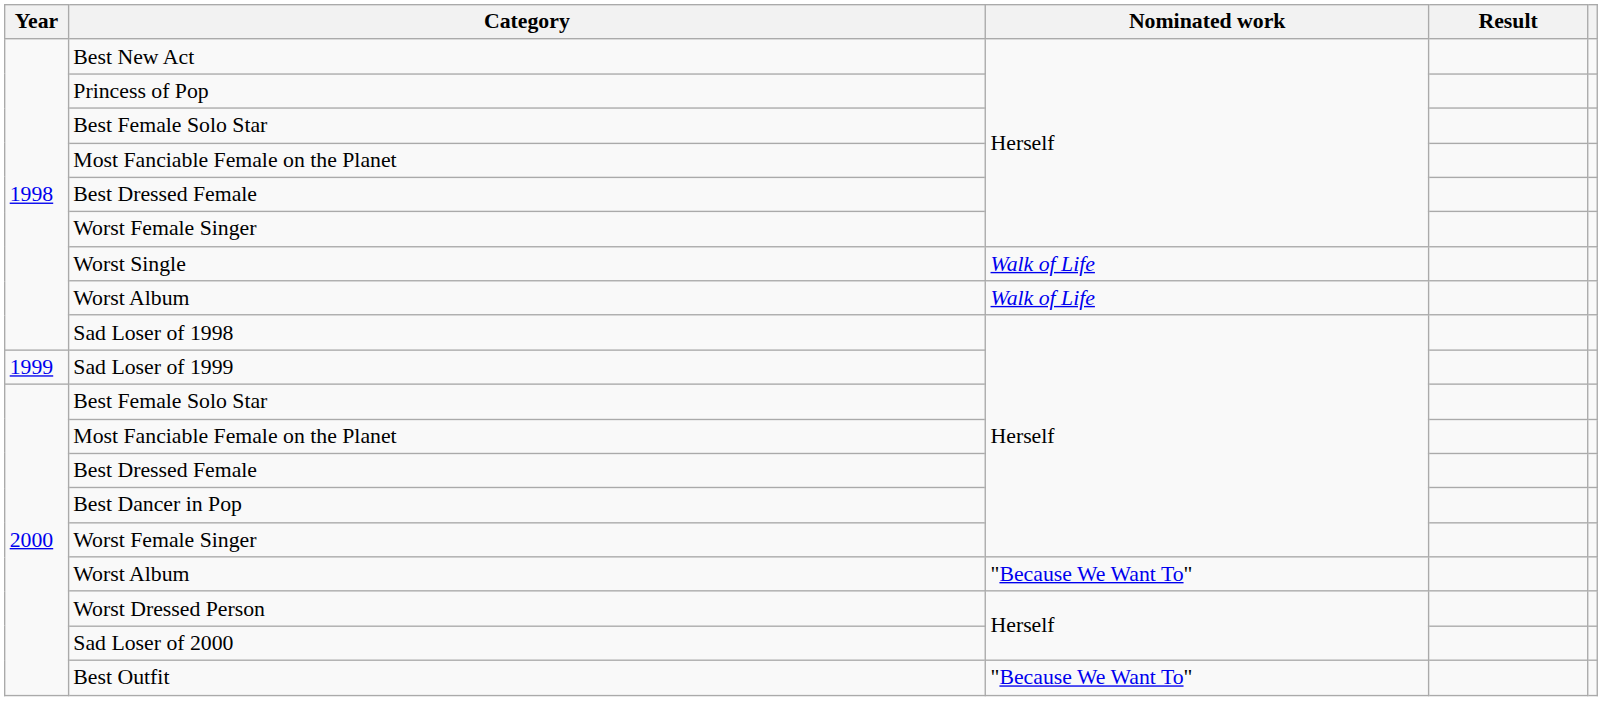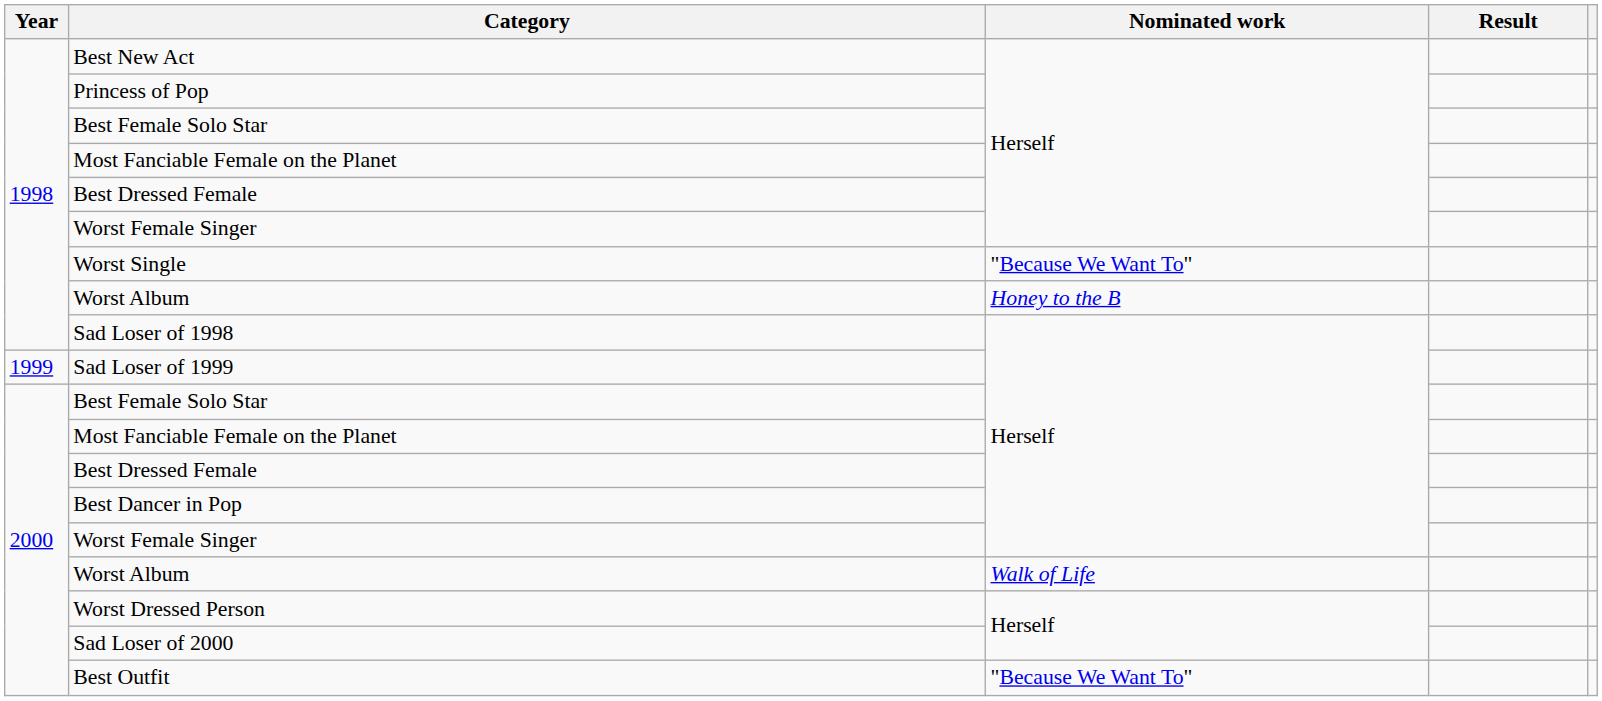(1043, 263) Walk of Life -> (1091, 263) "Because We Want To"
(1043, 297) Walk of Life -> (1055, 297) Honey to the B
(1091, 573) "Because We Want To" -> (1043, 573) Walk of Life
